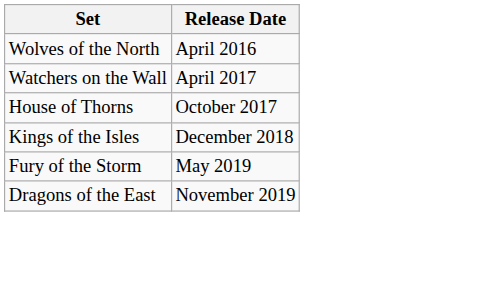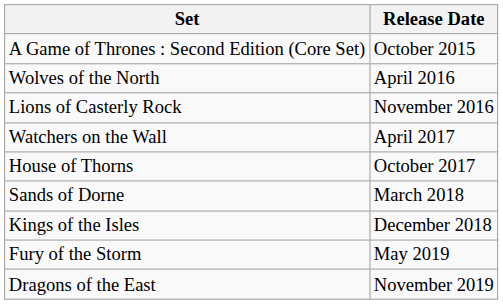+ row: (187, 48)
+ row: (95, 107)
+ row: (67, 195)
